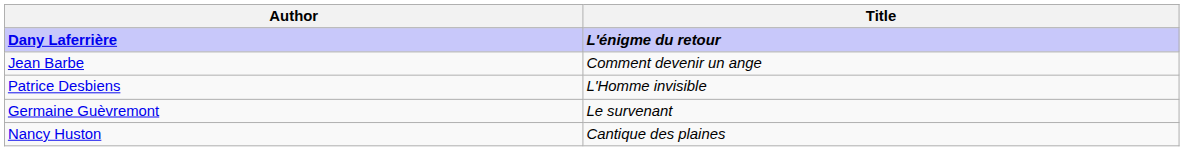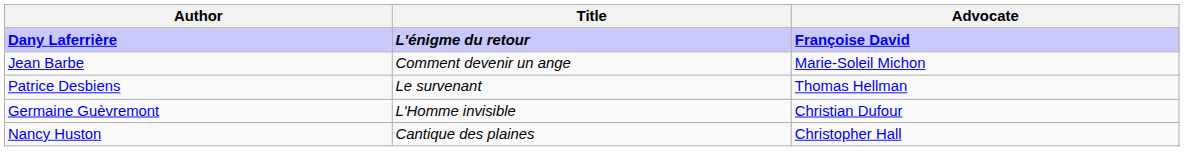+ column: (985, 16)
(647, 87) L'Homme invisible -> (439, 87) Le survenant
(629, 110) Le survenant -> (456, 110) L'Homme invisible
